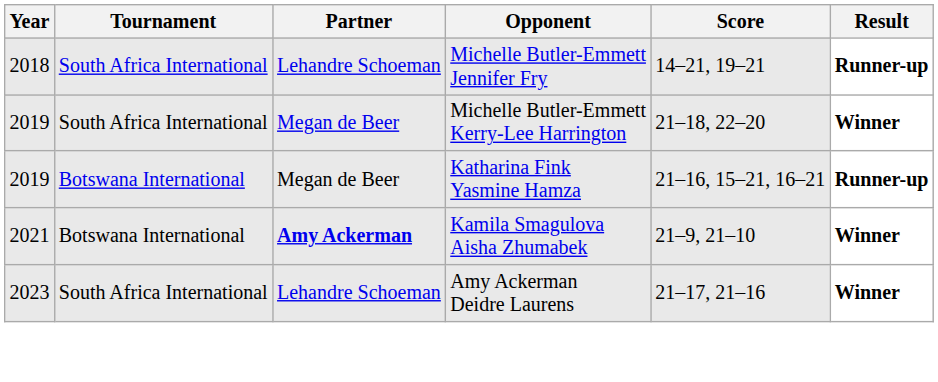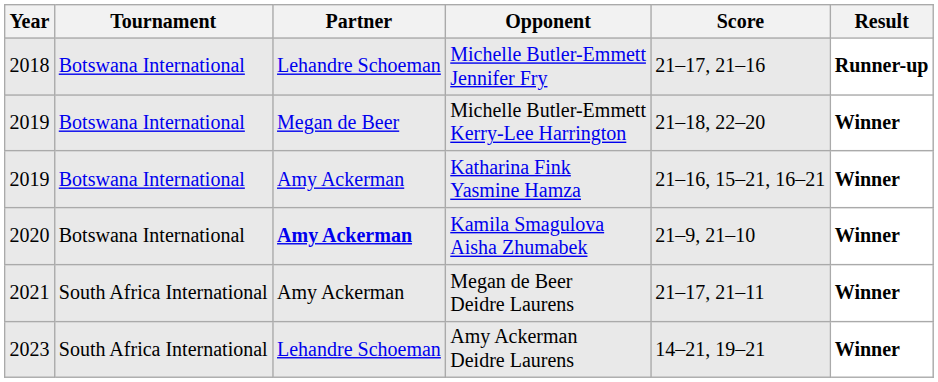(163, 66) South Africa International -> (152, 66) Botswana International
(710, 66) 14–21, 19–21 -> (710, 66) 21–17, 21–16
(163, 122) South Africa International -> (152, 122) Botswana International
(338, 179) Megan de Beer -> (341, 179) Amy Ackerman
(882, 179) Runner-up -> (867, 179) Winner
(29, 236) 2021 -> (29, 236) 2020
+ row: (512, 292)
(710, 292) 21–17, 21–16 -> (710, 349) 14–21, 19–21
